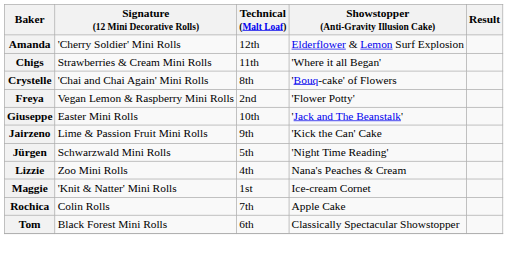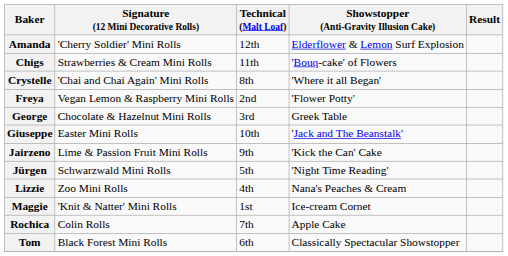(336, 62) 'Where it all Began' -> (344, 62) 'Bouq-cake' of Flowers
(344, 80) 'Bouq-cake' of Flowers -> (336, 80) 'Where it all Began'
+ row: (30, 116)
